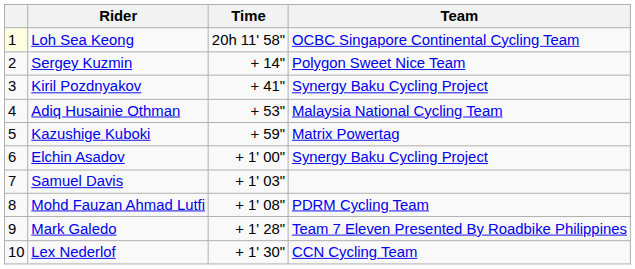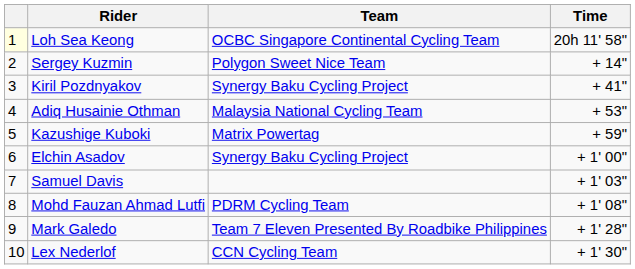columns swapped: (459, 16) <-> (248, 16)
